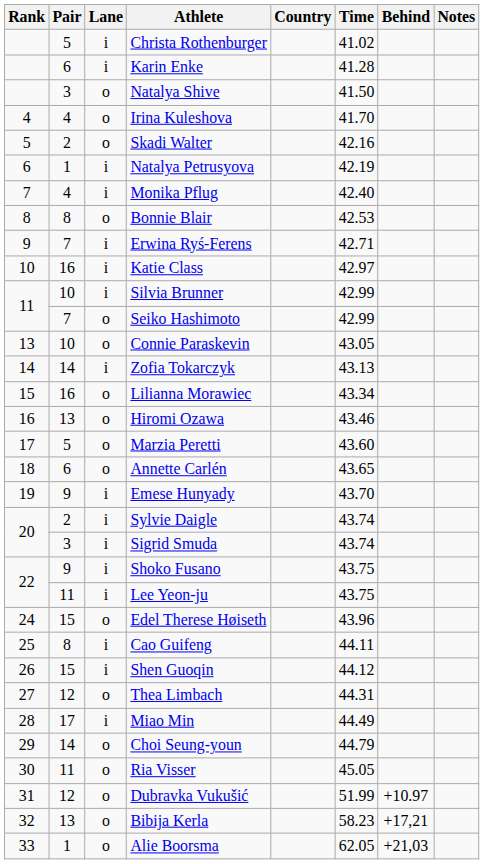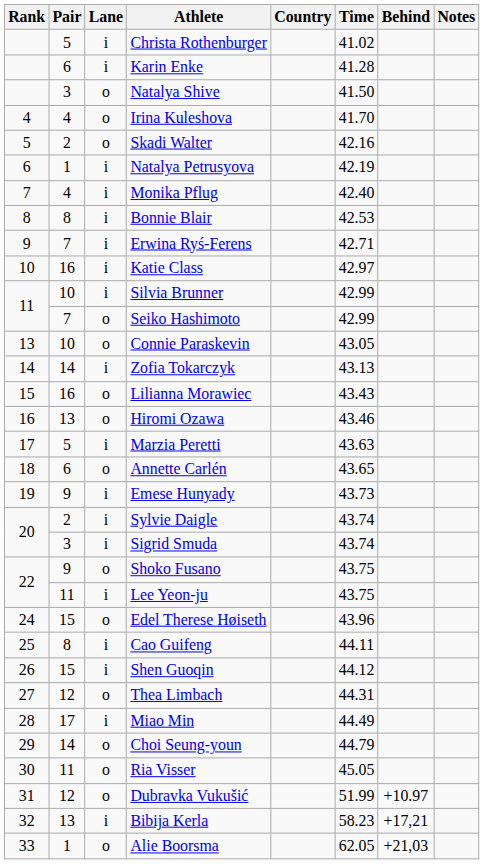(106, 218) o -> (106, 218) i
(357, 393) 43.34 -> (357, 393) 43.43
(106, 444) o -> (106, 444) i
(357, 444) 43.60 -> (357, 444) 43.63
(357, 494) 43.70 -> (357, 494) 43.73
(106, 569) i -> (106, 569) o
(106, 820) o -> (106, 820) i
